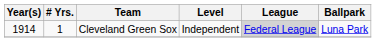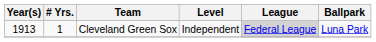(24, 29) 1914 -> (24, 29) 1913
